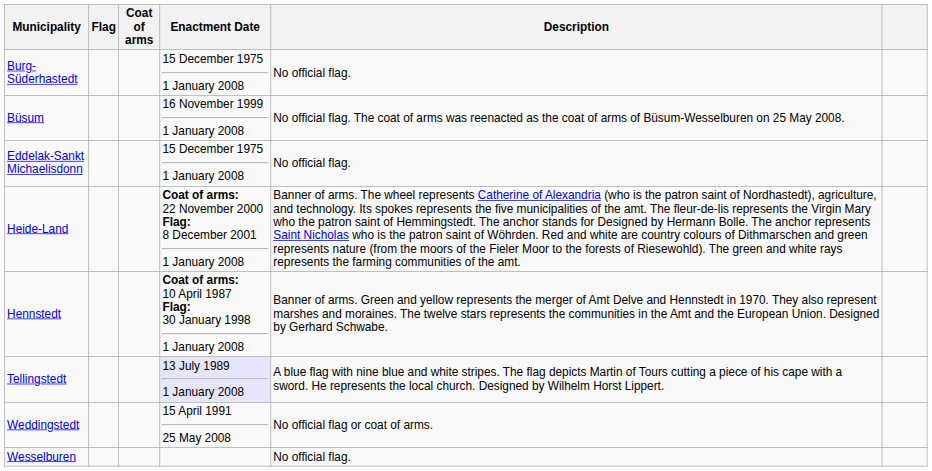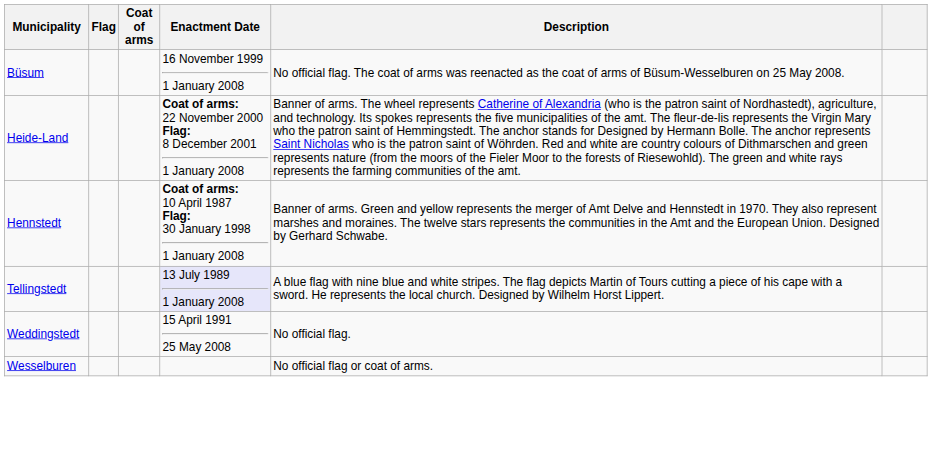- row: (42, 72)
- row: (46, 163)
(353, 425) No official flag or coat of arms. -> (312, 334) No official flag.
(312, 457) No official flag. -> (353, 366) No official flag or coat of arms.
